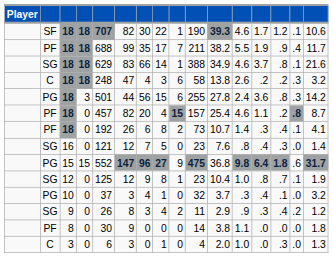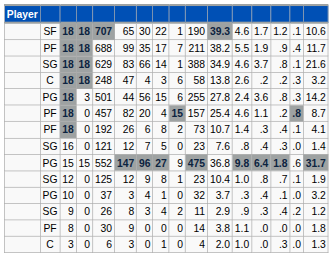(128, 32) 82 -> (128, 32) 65
